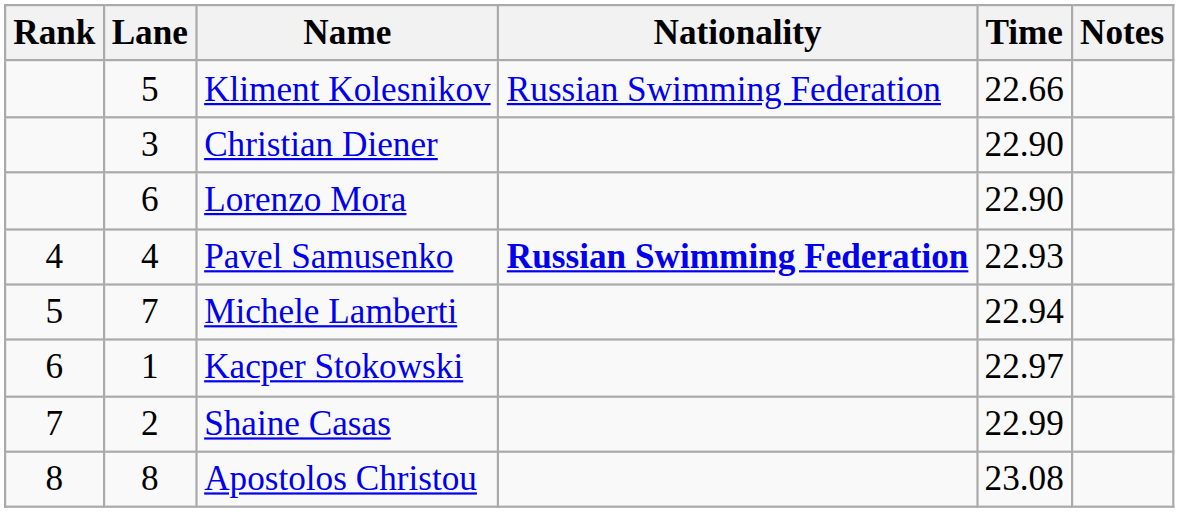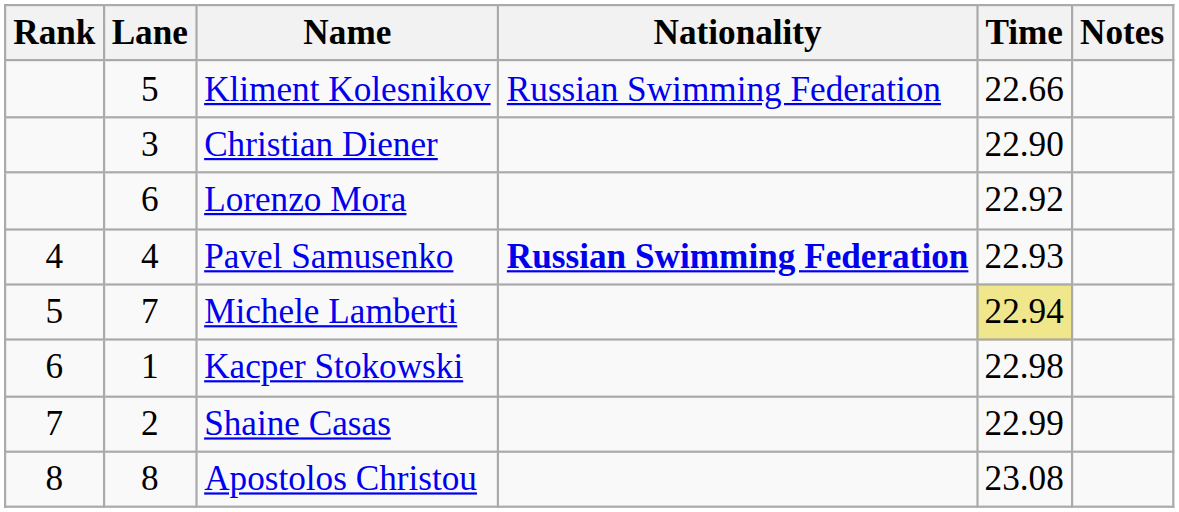(1024, 199) 22.90 -> (1024, 199) 22.92
(1024, 311) no background -> (1024, 311) khaki background
(1024, 367) 22.97 -> (1024, 367) 22.98
